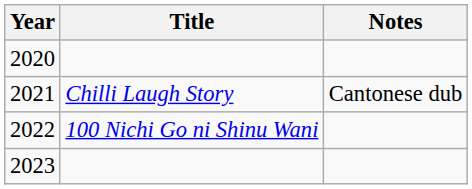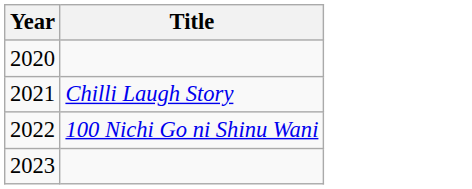- column: (396, 22)
